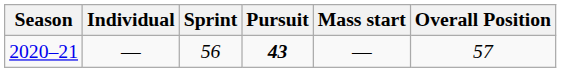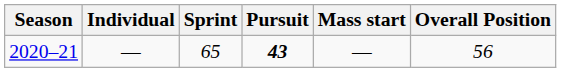(210, 51) 56 -> (210, 51) 65
(483, 51) 57 -> (483, 51) 56
